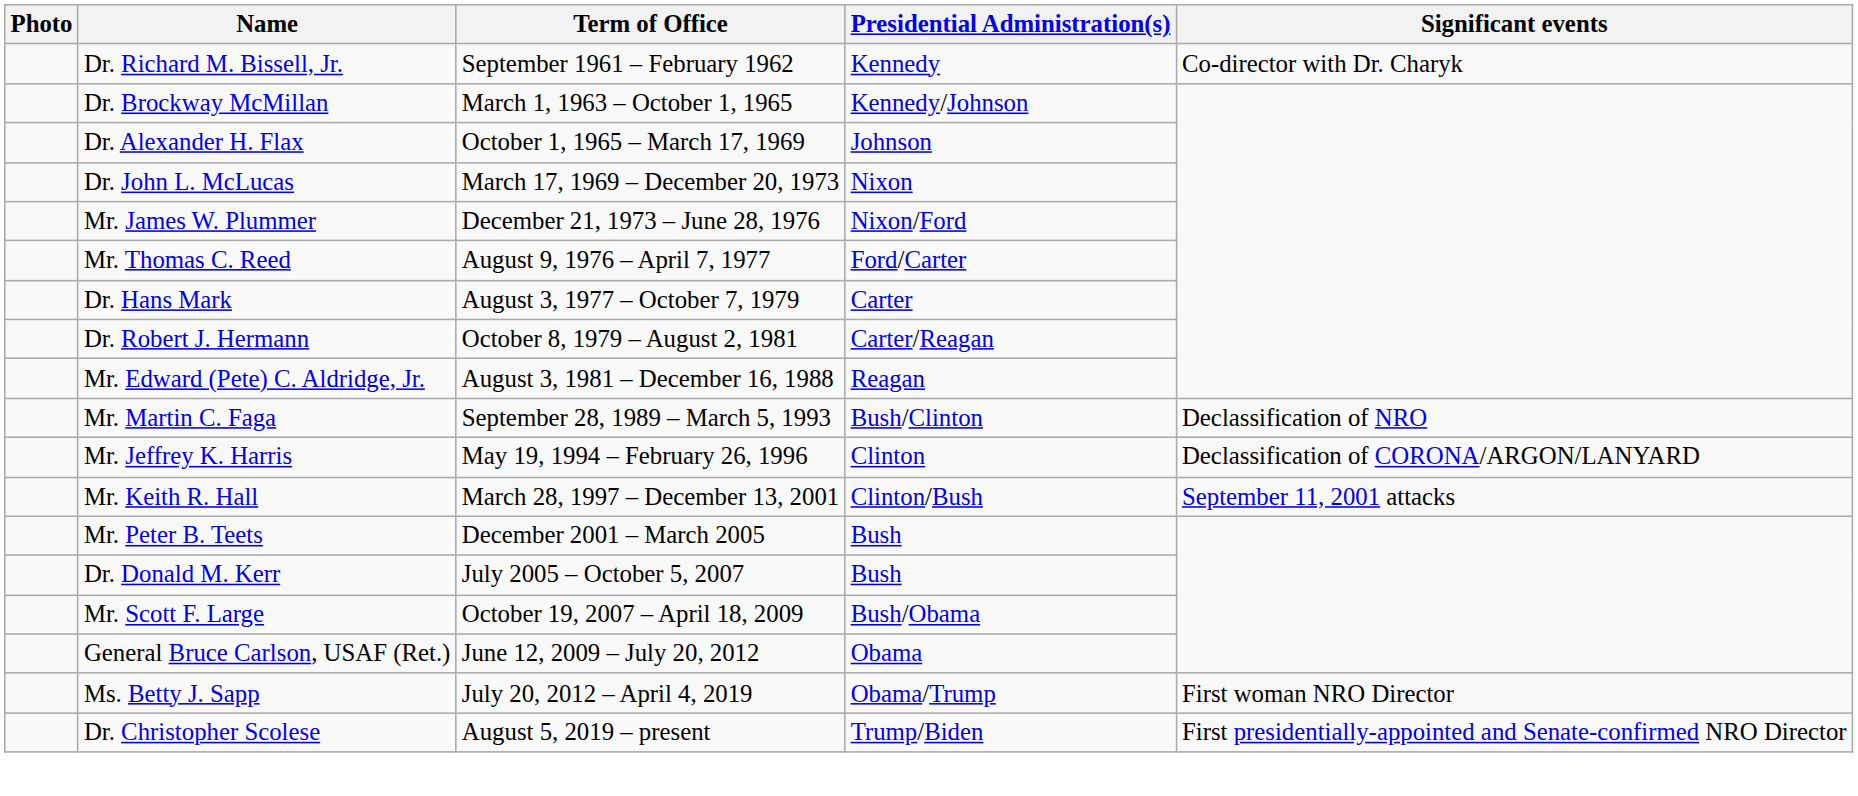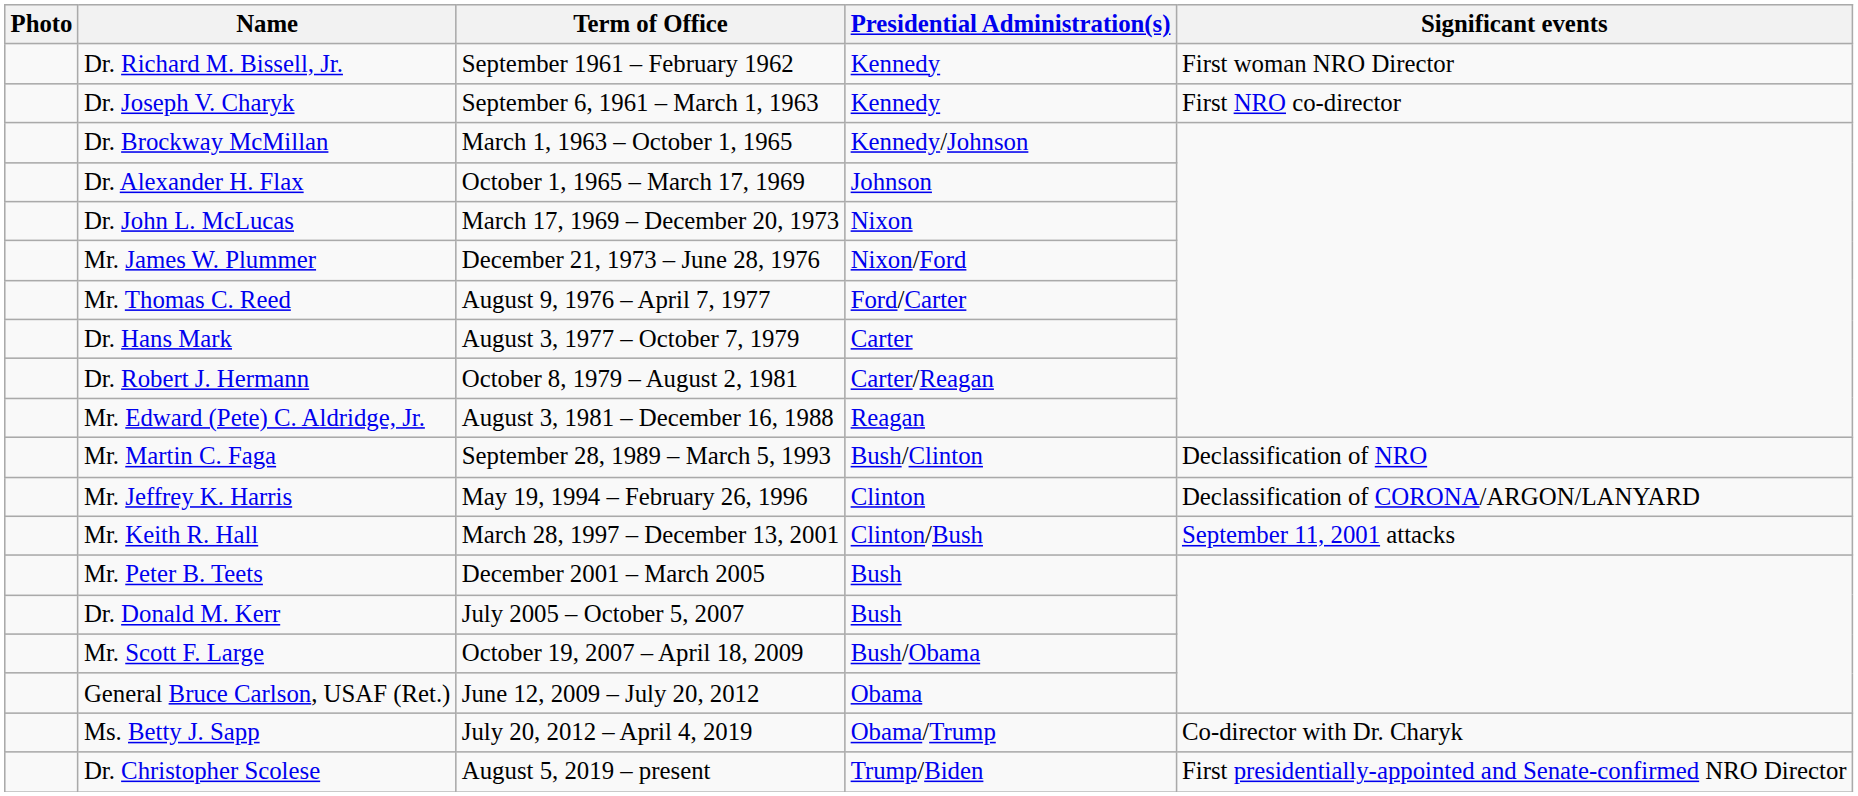(1322, 63) Co-director with Dr. Charyk -> (1318, 63) First woman NRO Director
+ row: (189, 102)
(1318, 692) First woman NRO Director -> (1322, 732) Co-director with Dr. Charyk
